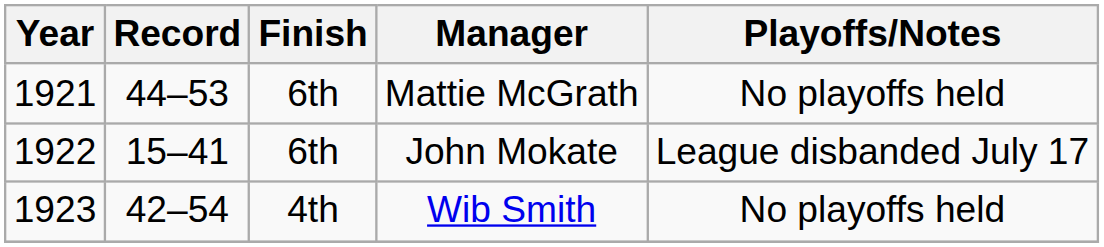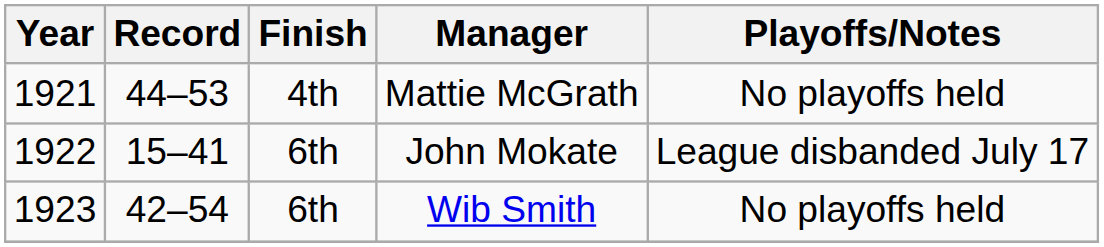(313, 92) 6th -> (313, 92) 4th
(313, 210) 4th -> (313, 210) 6th
